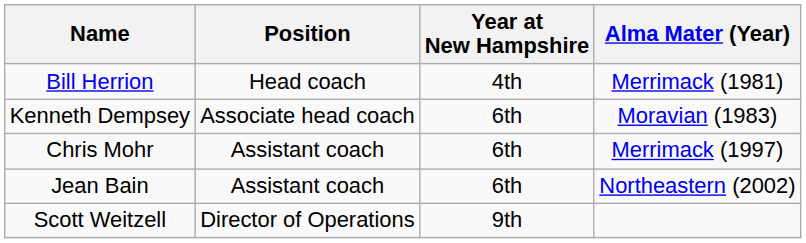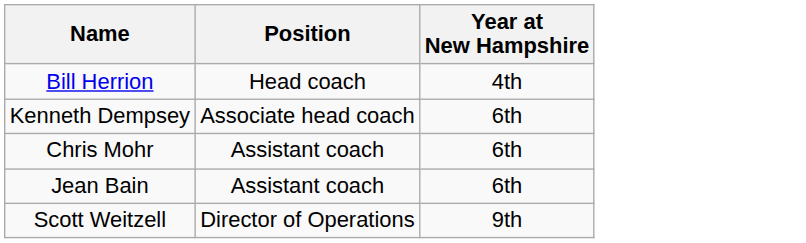- column: (697, 34)
